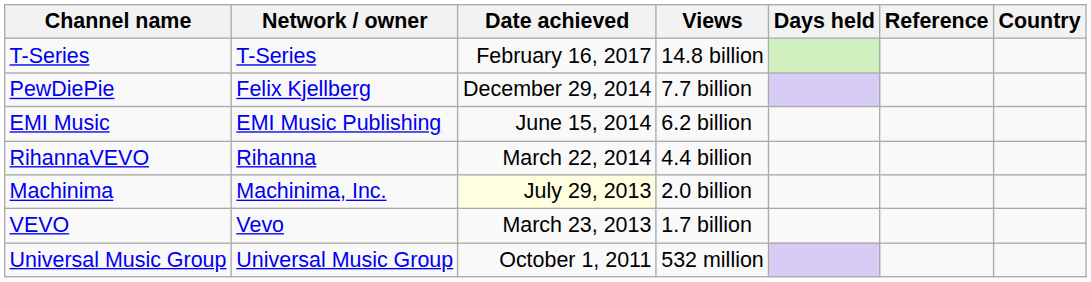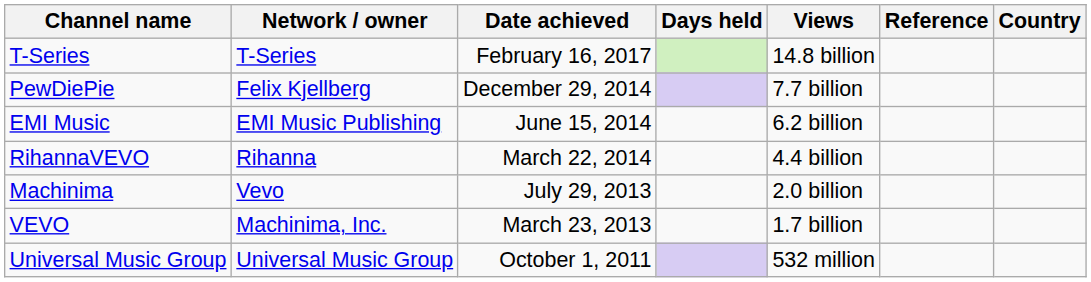columns swapped: (824, 21) <-> (713, 21)
(311, 191) Machinima, Inc. -> (260, 191) Vevo
(588, 191) lightyellow background -> (588, 191) no background
(260, 225) Vevo -> (311, 225) Machinima, Inc.
